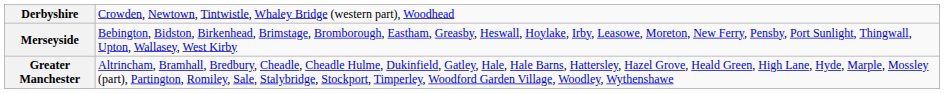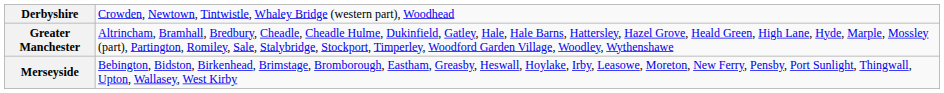rows swapped: (50, 72) <-> (50, 39)
